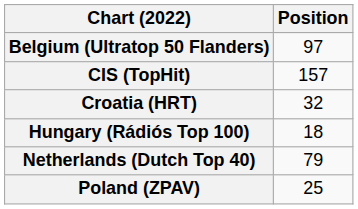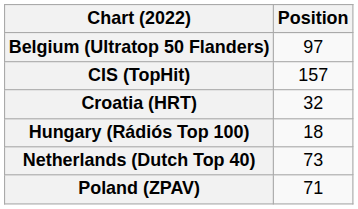(313, 160) 79 -> (313, 160) 73
(313, 189) 25 -> (313, 189) 71
